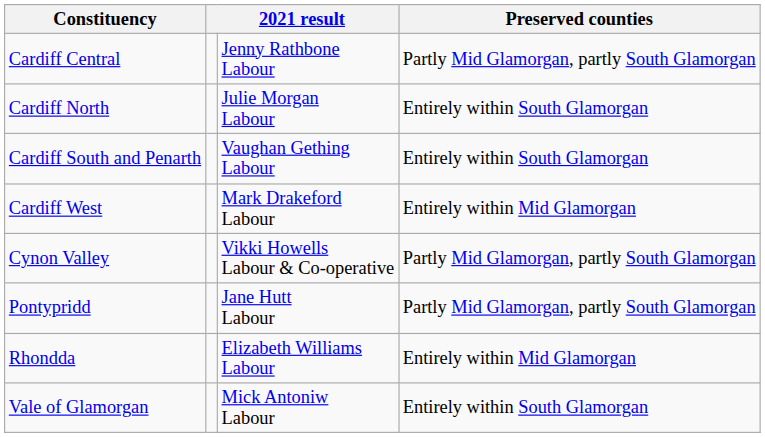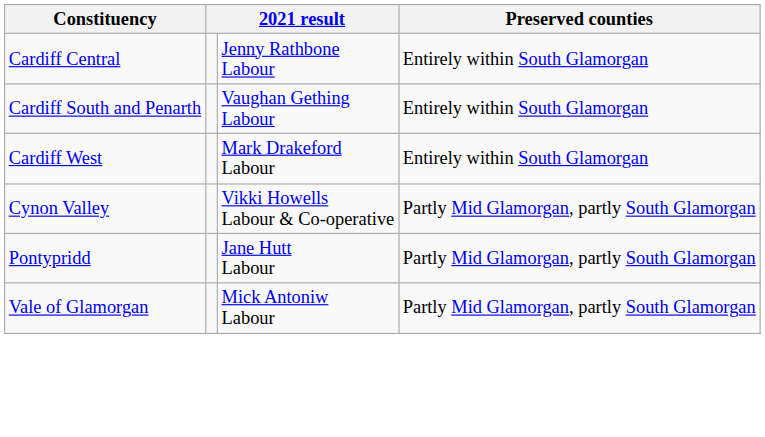(579, 58) Partly Mid Glamorgan, partly South Glamorgan -> (525, 58) Entirely within South Glamorgan
- row: (59, 108)
(519, 208) Entirely within Mid Glamorgan -> (525, 158) Entirely within South Glamorgan
- row: (42, 357)
(525, 407) Entirely within South Glamorgan -> (579, 308) Partly Mid Glamorgan, partly South Glamorgan
